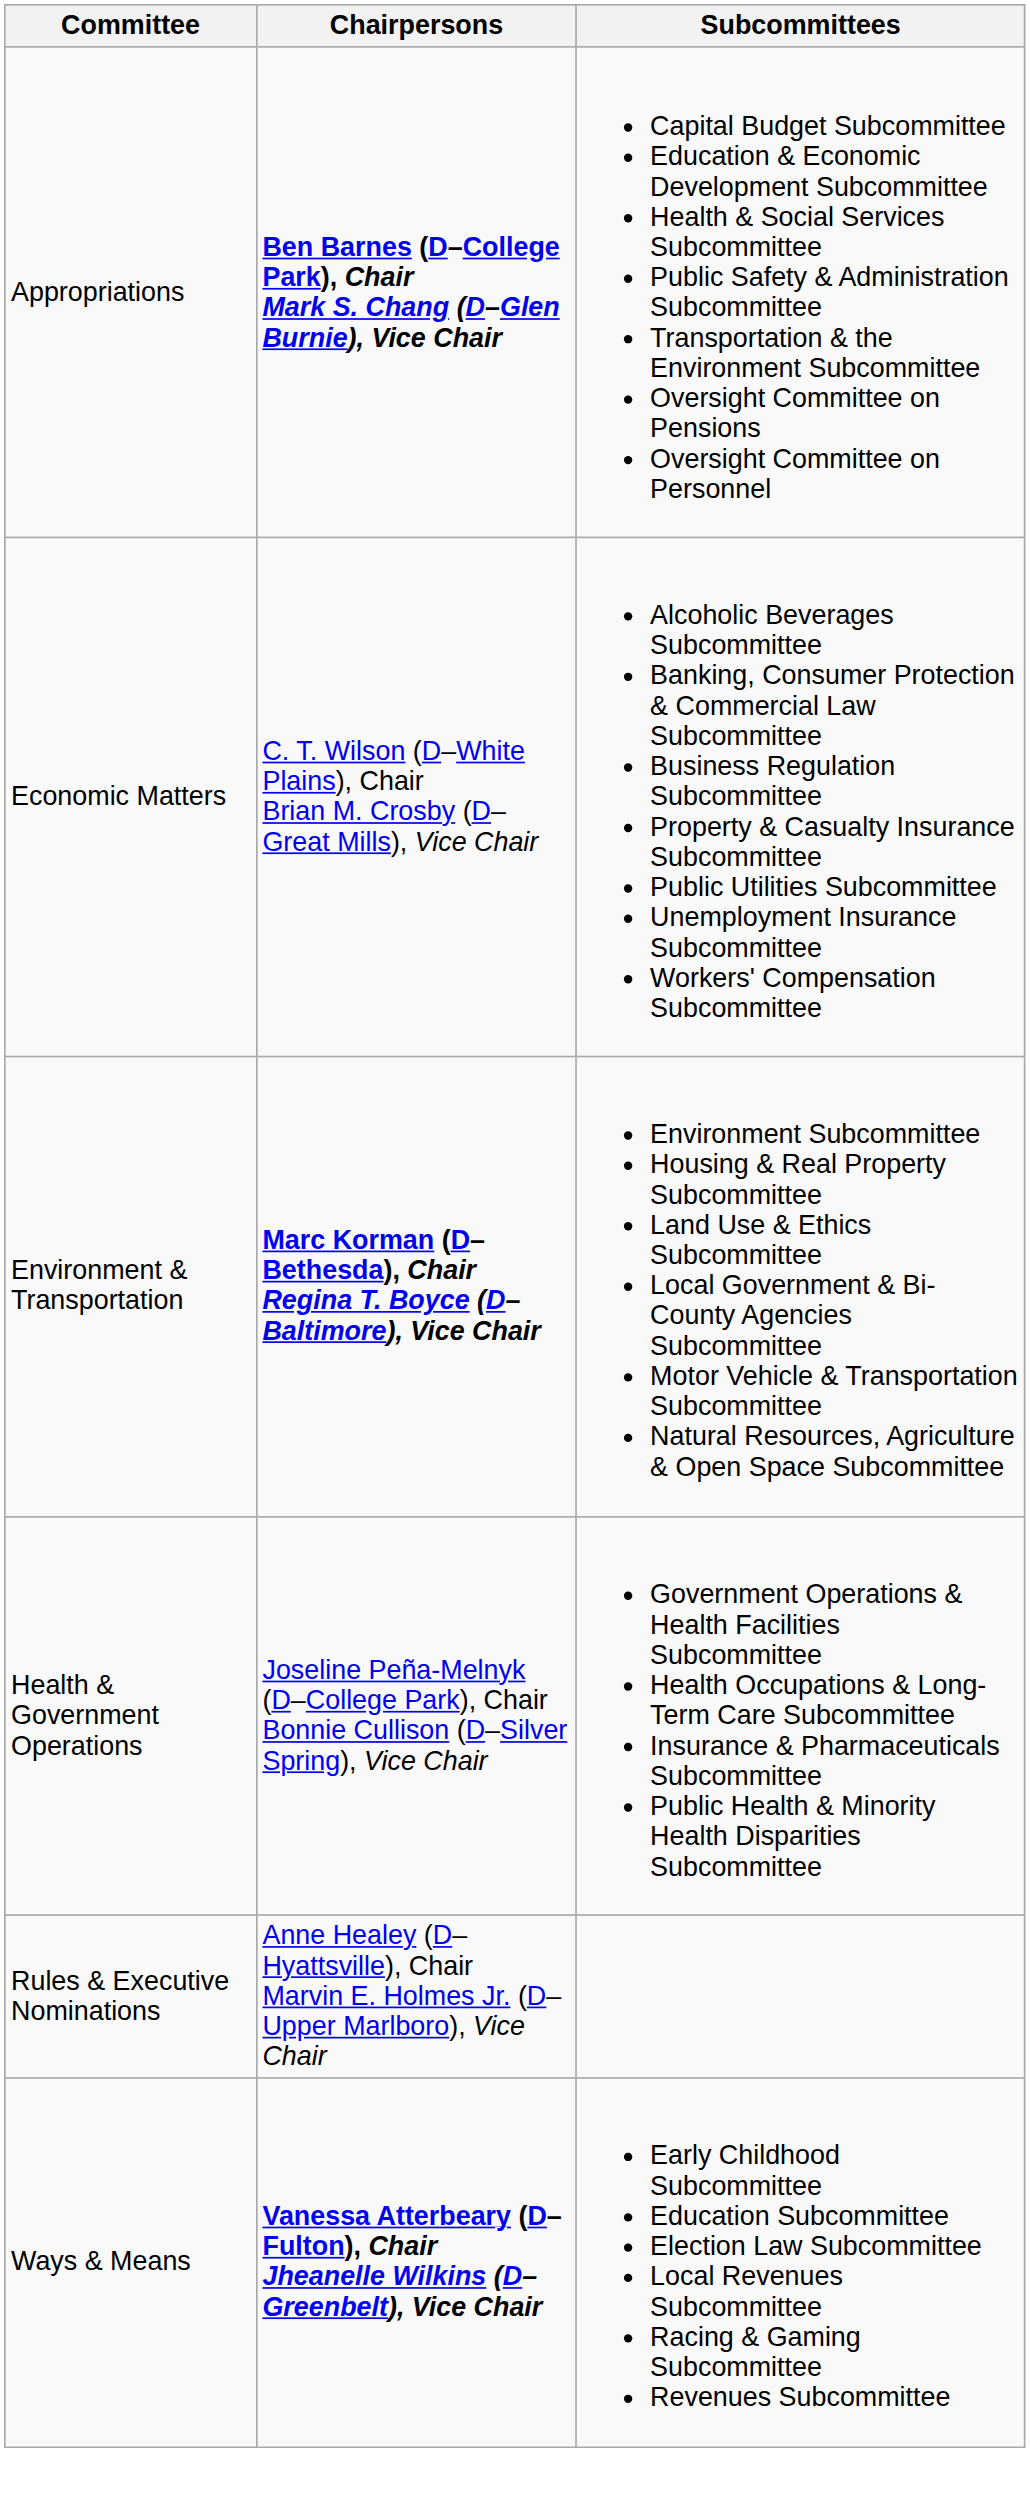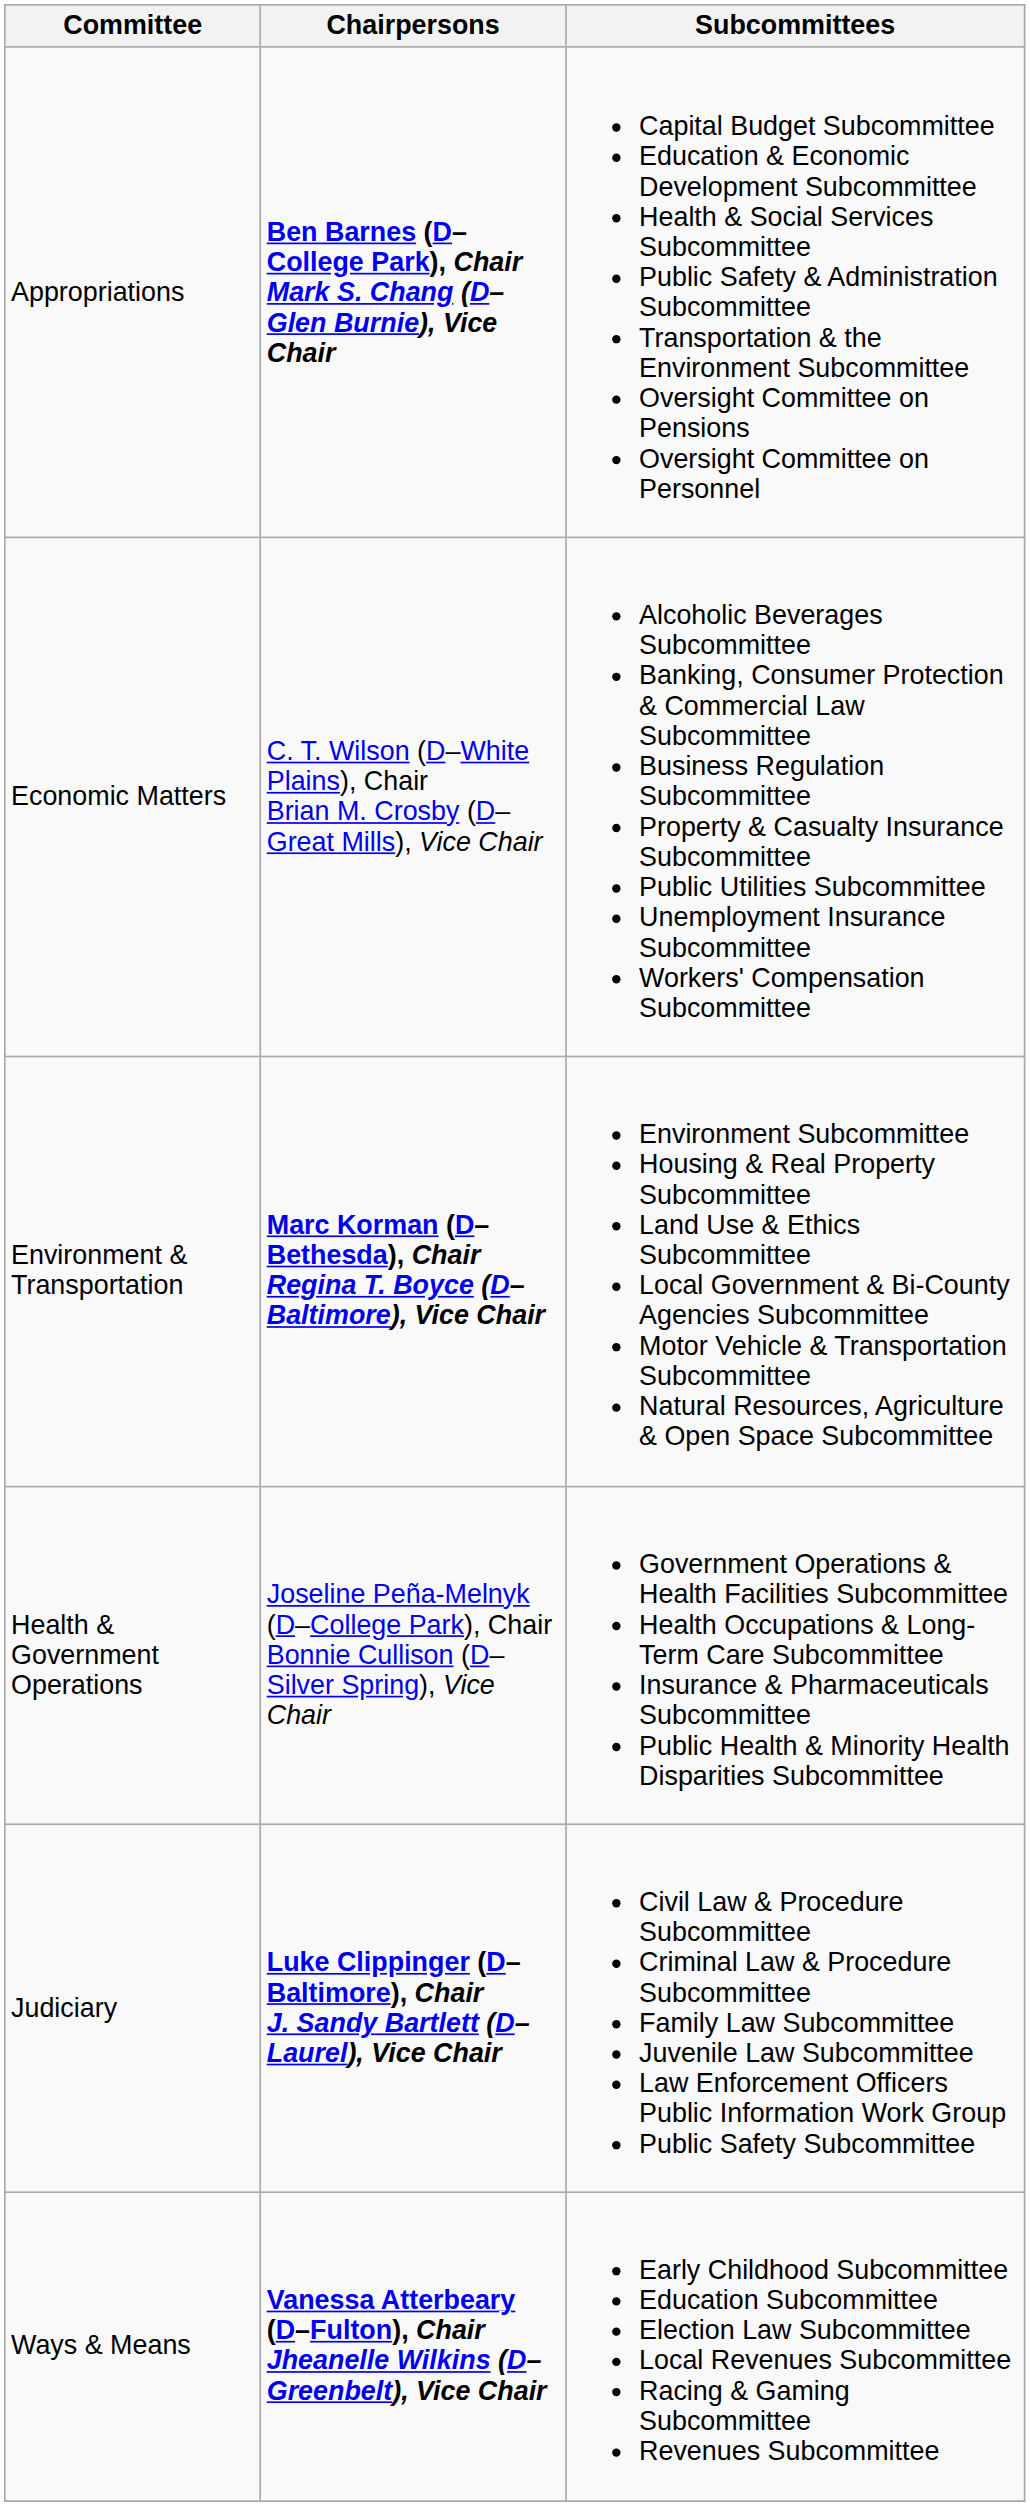+ row: (64, 2008)
- row: (120, 1996)
